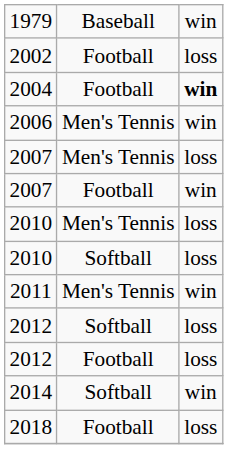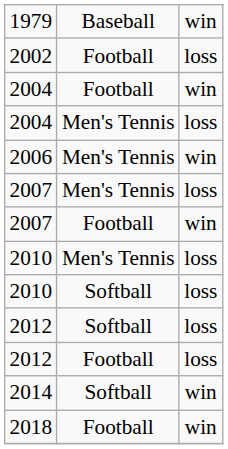(201, 88) bold -> (201, 88) normal
+ row: (31, 122)
- row: (31, 291)
(201, 426) loss -> (201, 426) win
